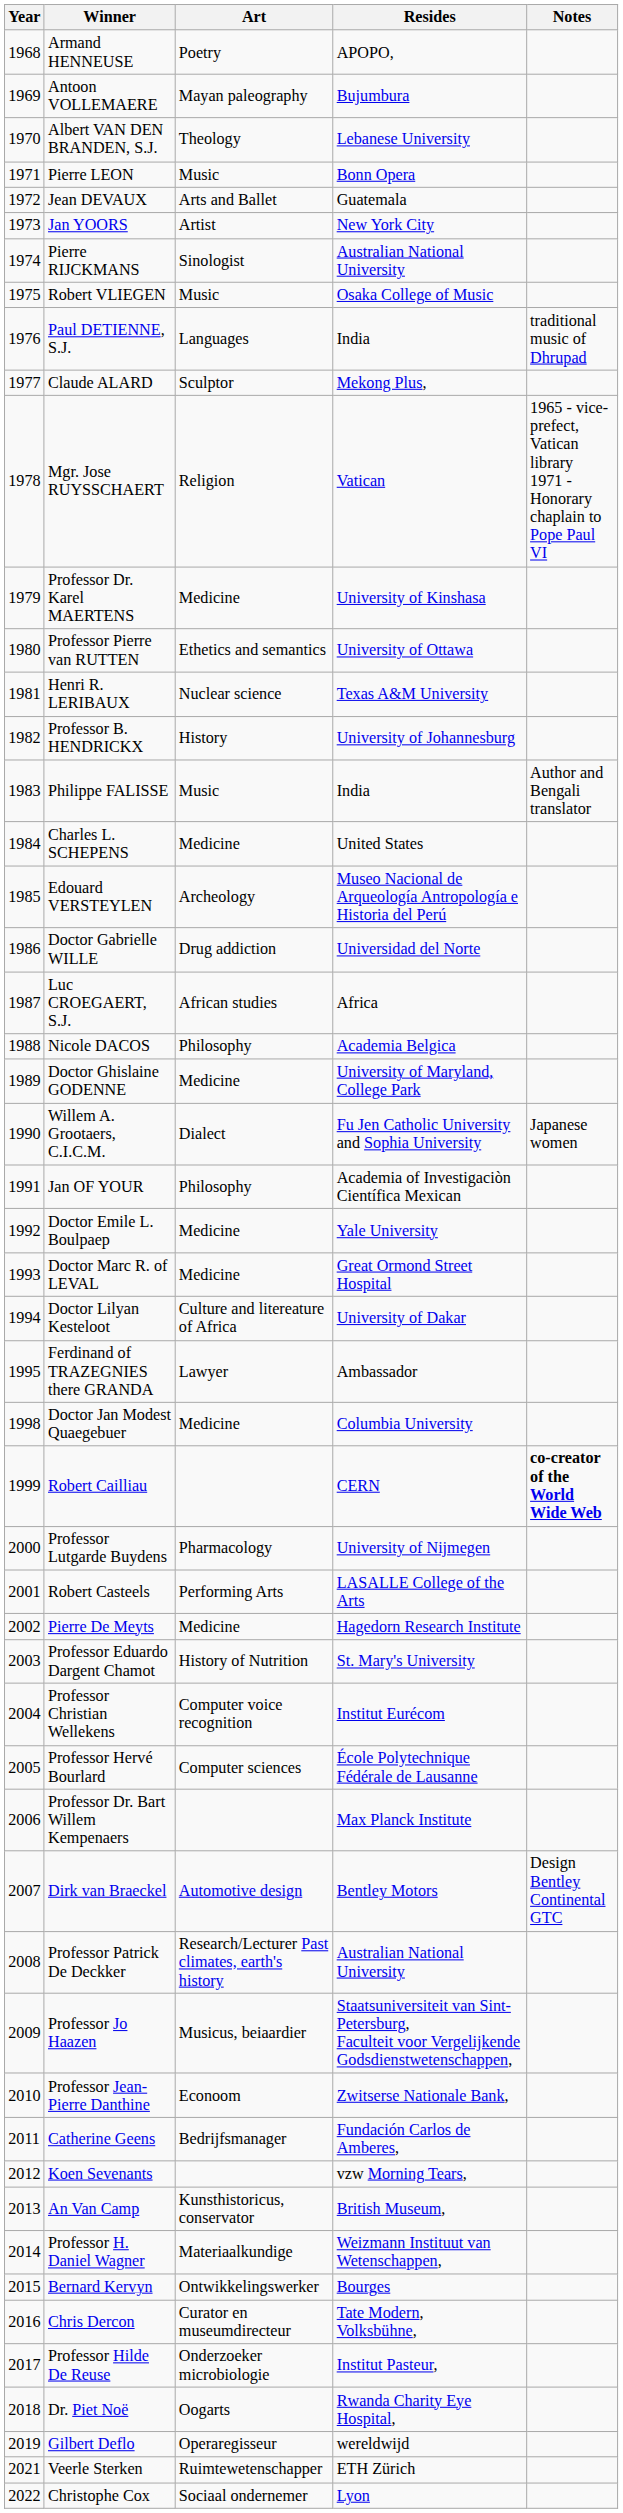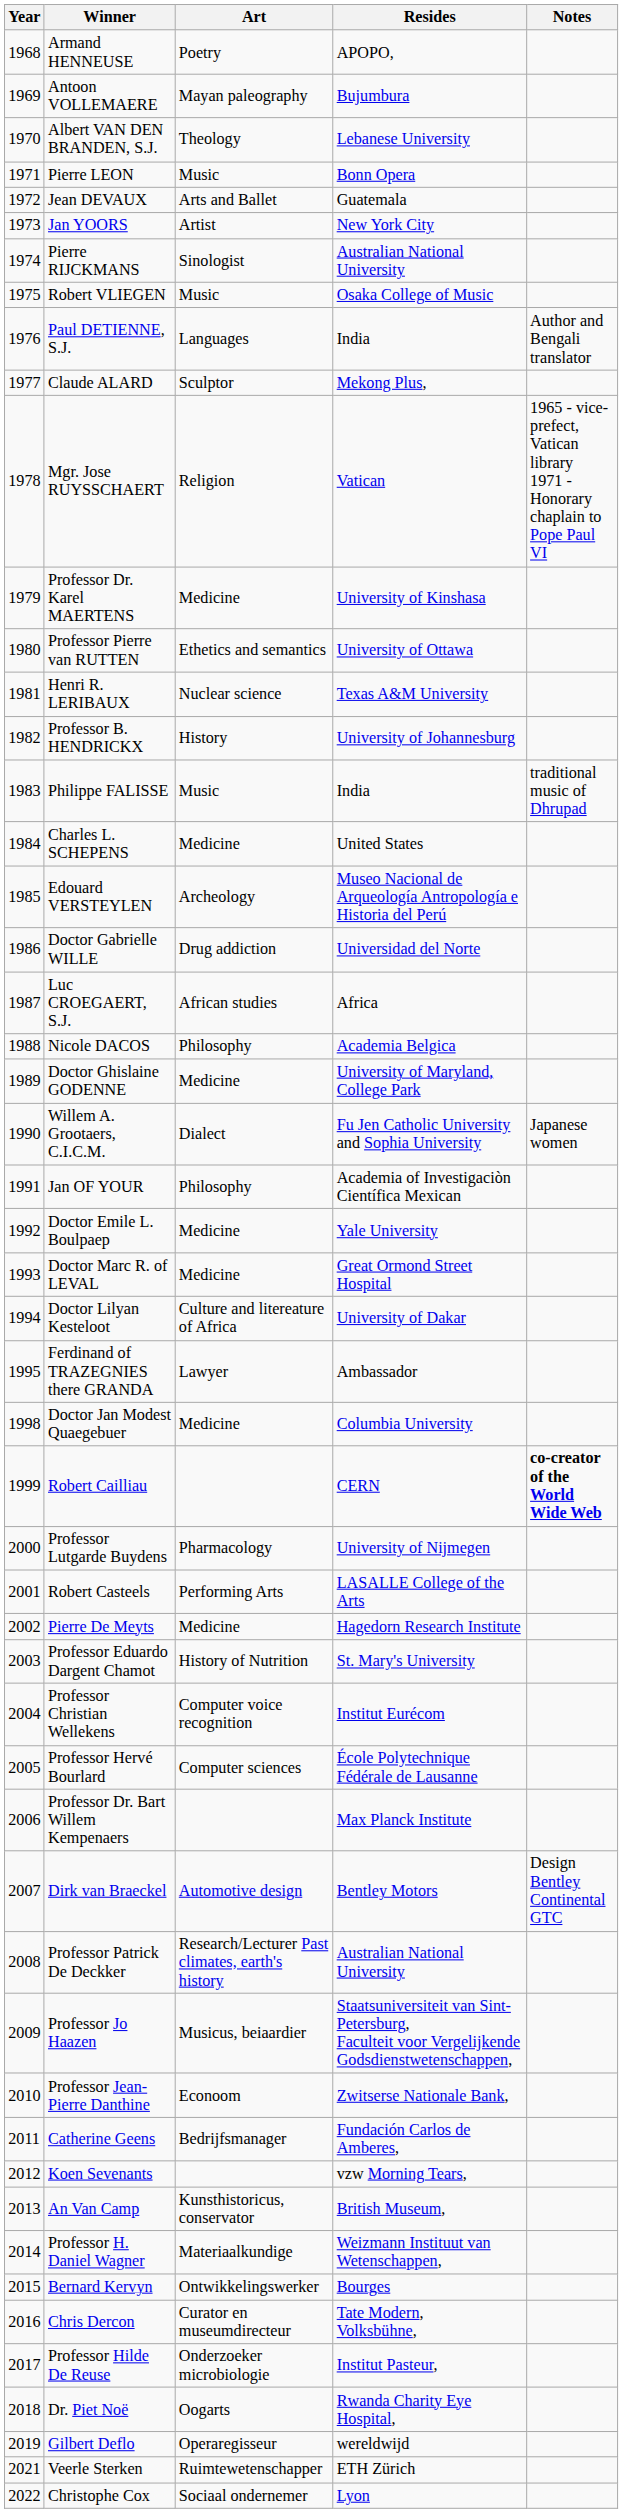(563, 338) traditional music of Dhrupad -> (567, 338) Author and Bengali translator
(567, 790) Author and Bengali translator -> (563, 790) traditional music of Dhrupad
